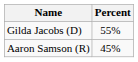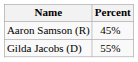rows swapped: (44, 30) <-> (48, 48)
